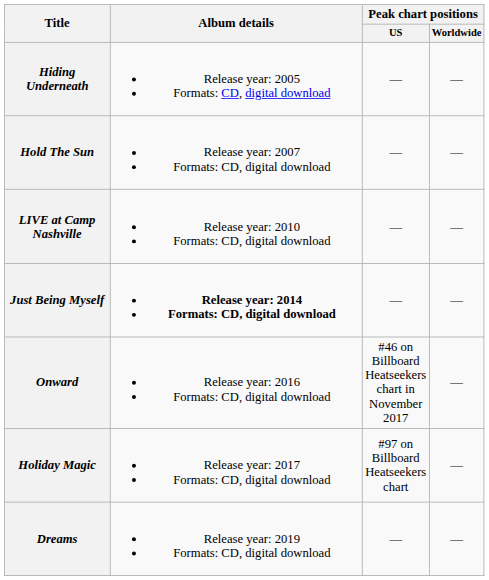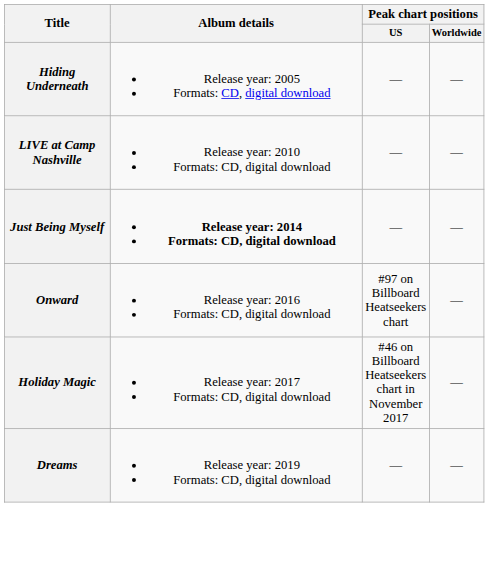- row: (57, 152)
(396, 382) #46 on Billboard Heatseekers chart in November 2017 -> (396, 300) #97 on Billboard Heatseekers chart
(396, 465) #97 on Billboard Heatseekers chart -> (396, 382) #46 on Billboard Heatseekers chart in November 2017
